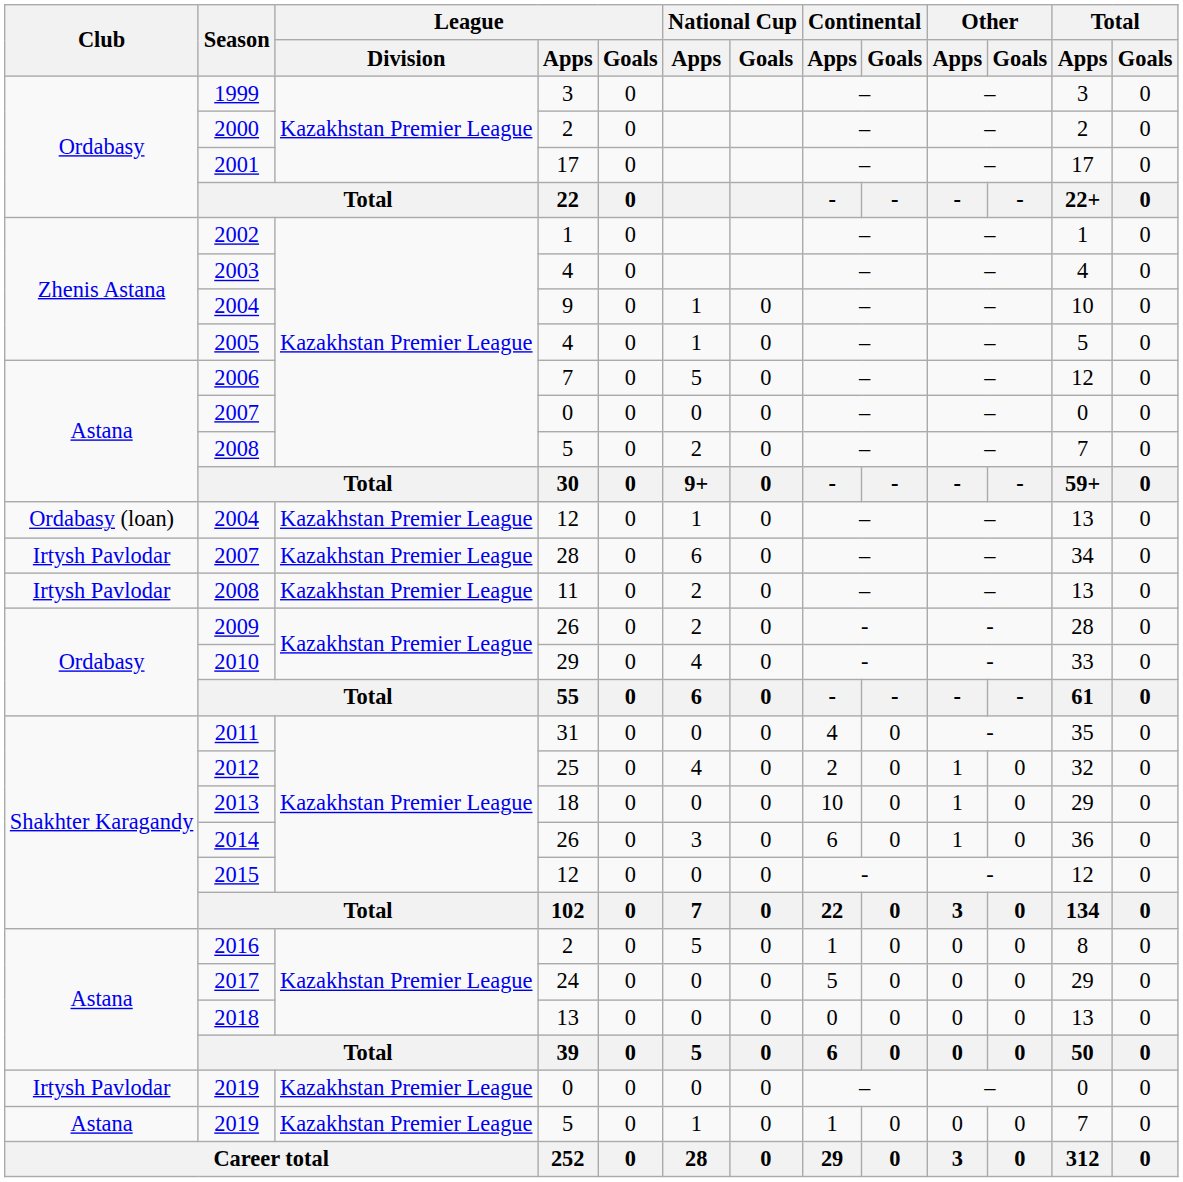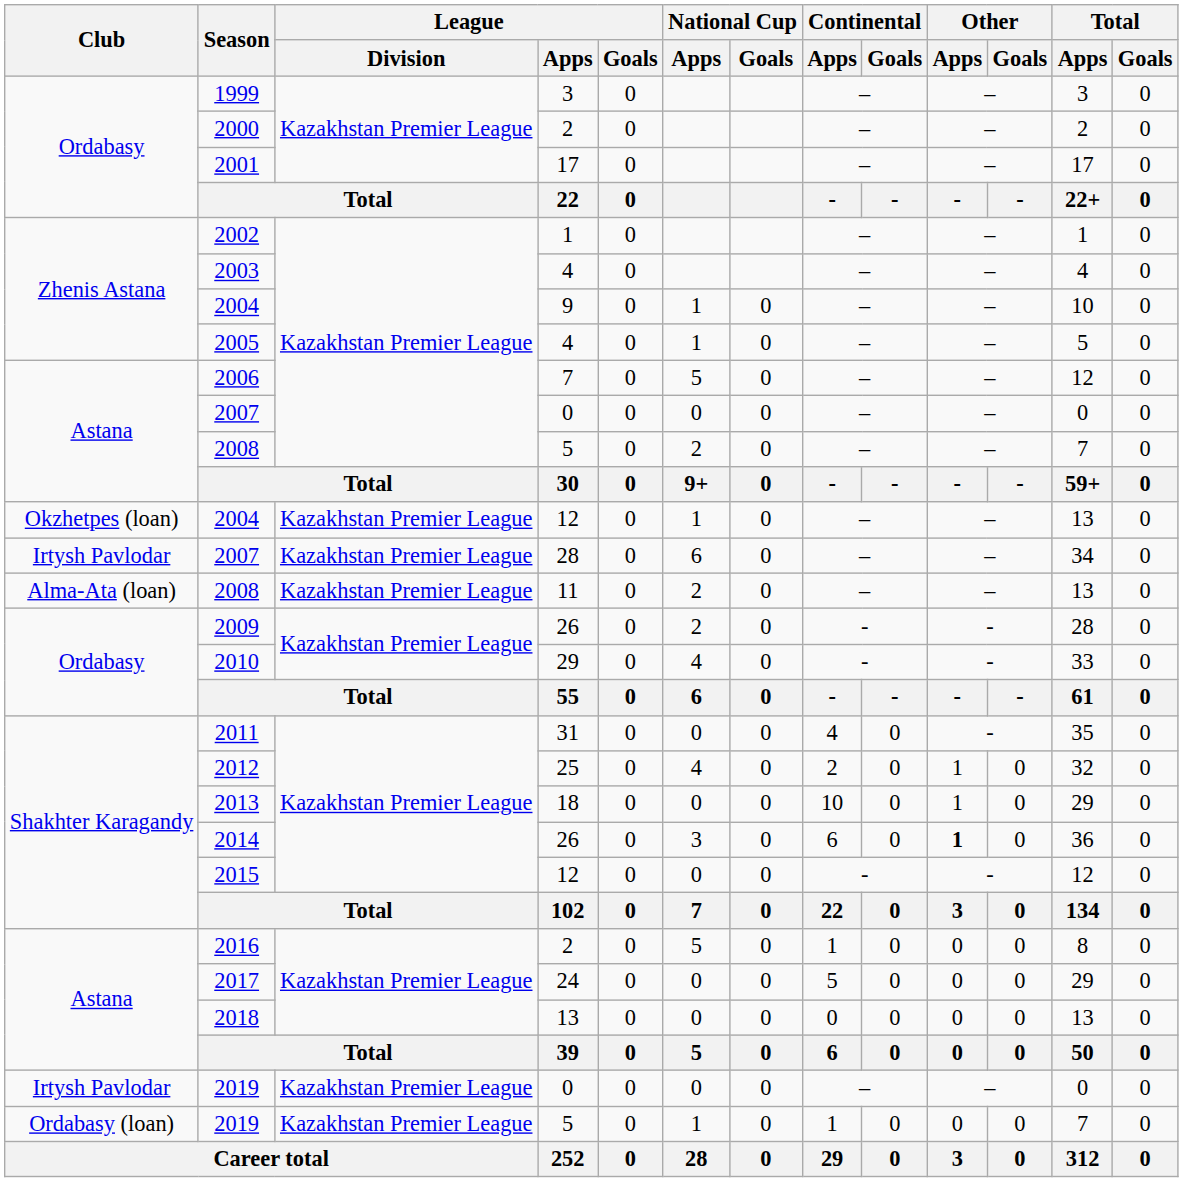(102, 519) Ordabasy (loan) -> (102, 519) Okzhetpes (loan)
(102, 590) Irtysh Pavlodar -> (102, 590) Alma-Ata (loan)
(957, 839) normal -> (957, 839) bold
(102, 1123) Astana -> (102, 1123) Ordabasy (loan)
